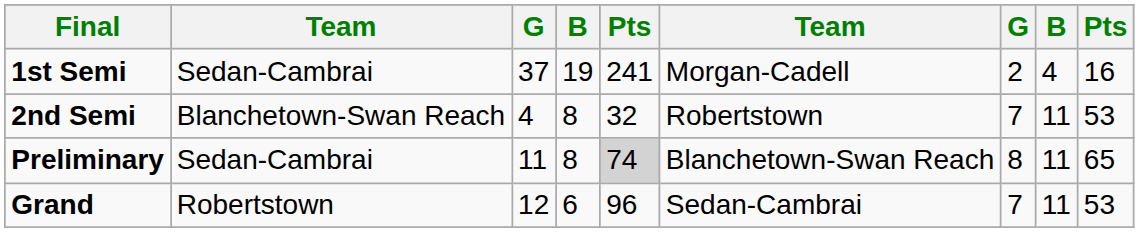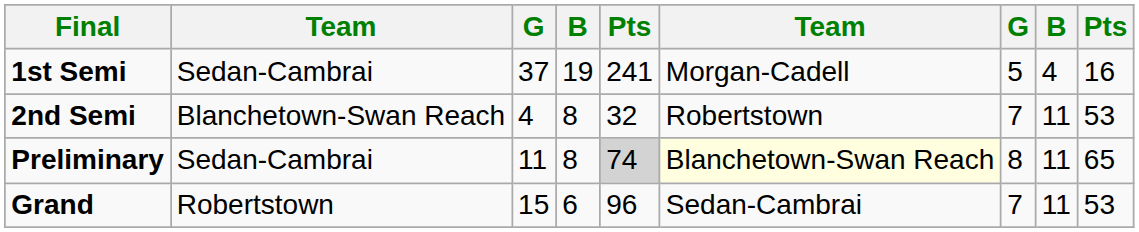(1015, 71) 2 -> (1015, 71) 5
(830, 159) no background -> (830, 159) lightyellow background
(534, 204) 12 -> (534, 204) 15
